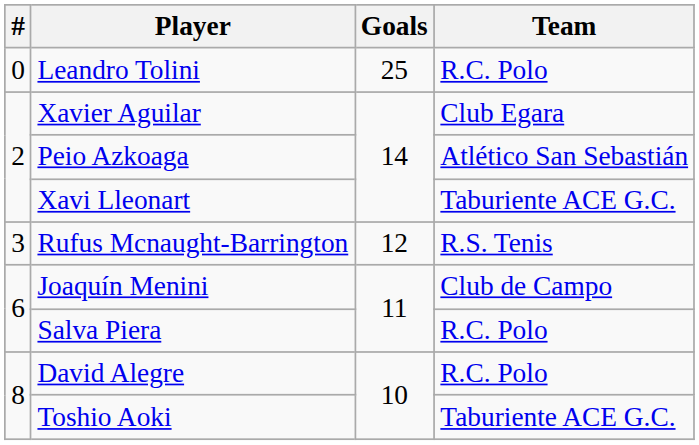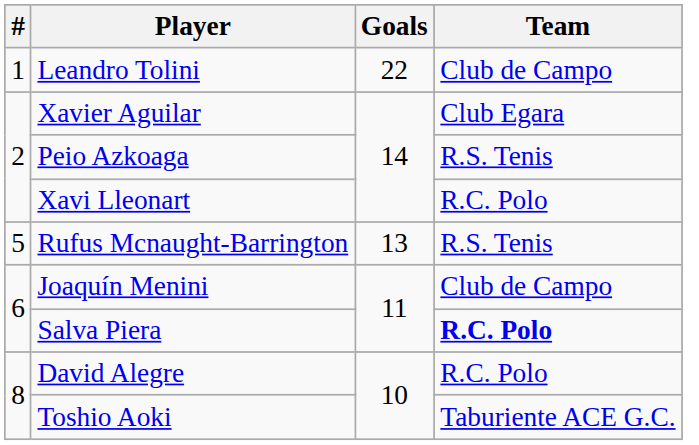(18, 69) 0 -> (18, 69) 1
(394, 69) 25 -> (394, 69) 22
(494, 69) R.C. Polo -> (526, 69) Club de Campo
(564, 156) Atlético San Sebastián -> (497, 156) R.S. Tenis
(558, 199) Taburiente ACE G.C. -> (494, 199) R.C. Polo
(18, 243) 3 -> (18, 243) 5
(394, 243) 12 -> (394, 243) 13
(494, 329) normal -> (496, 329) bold
